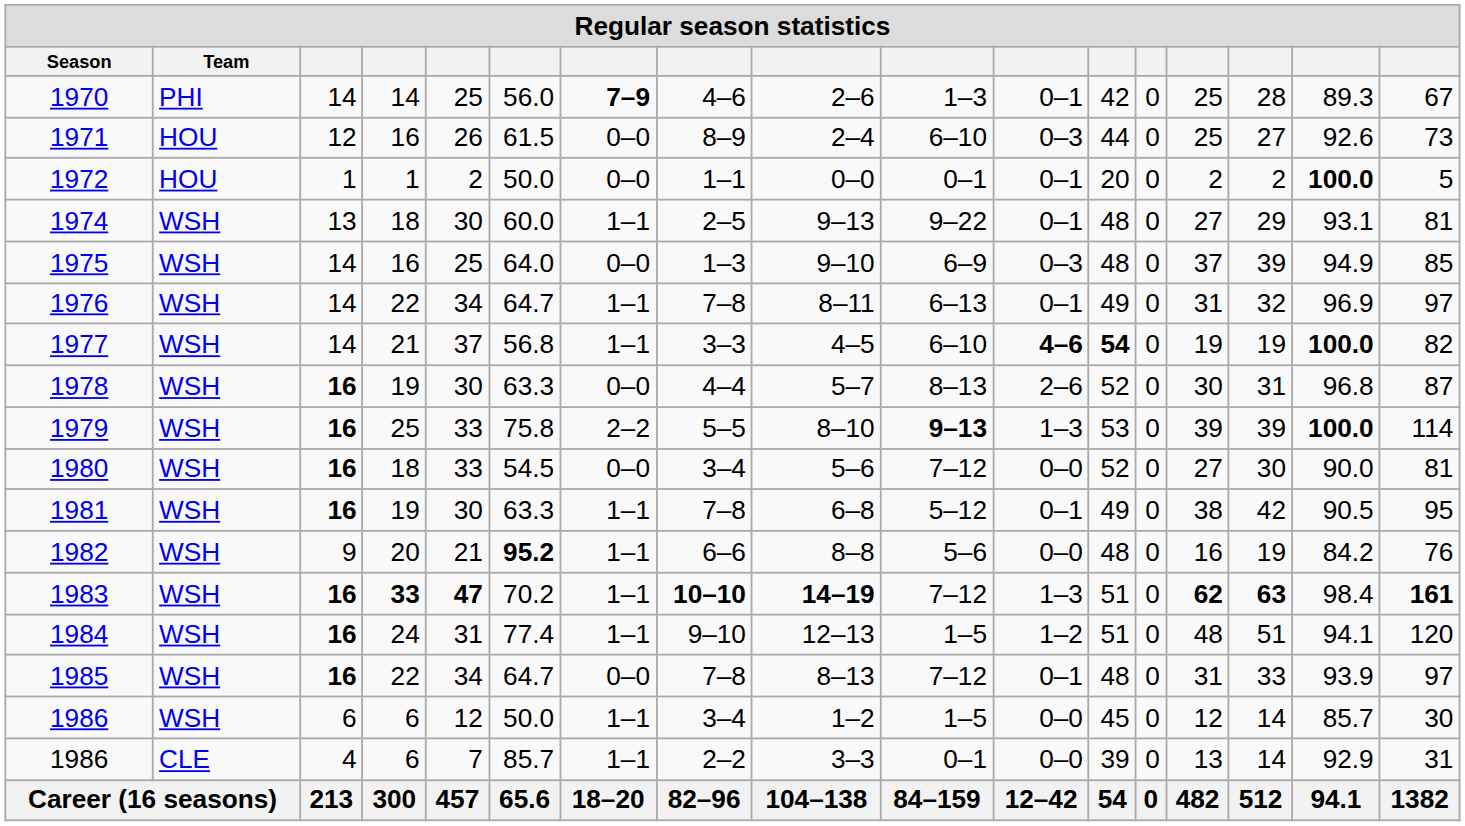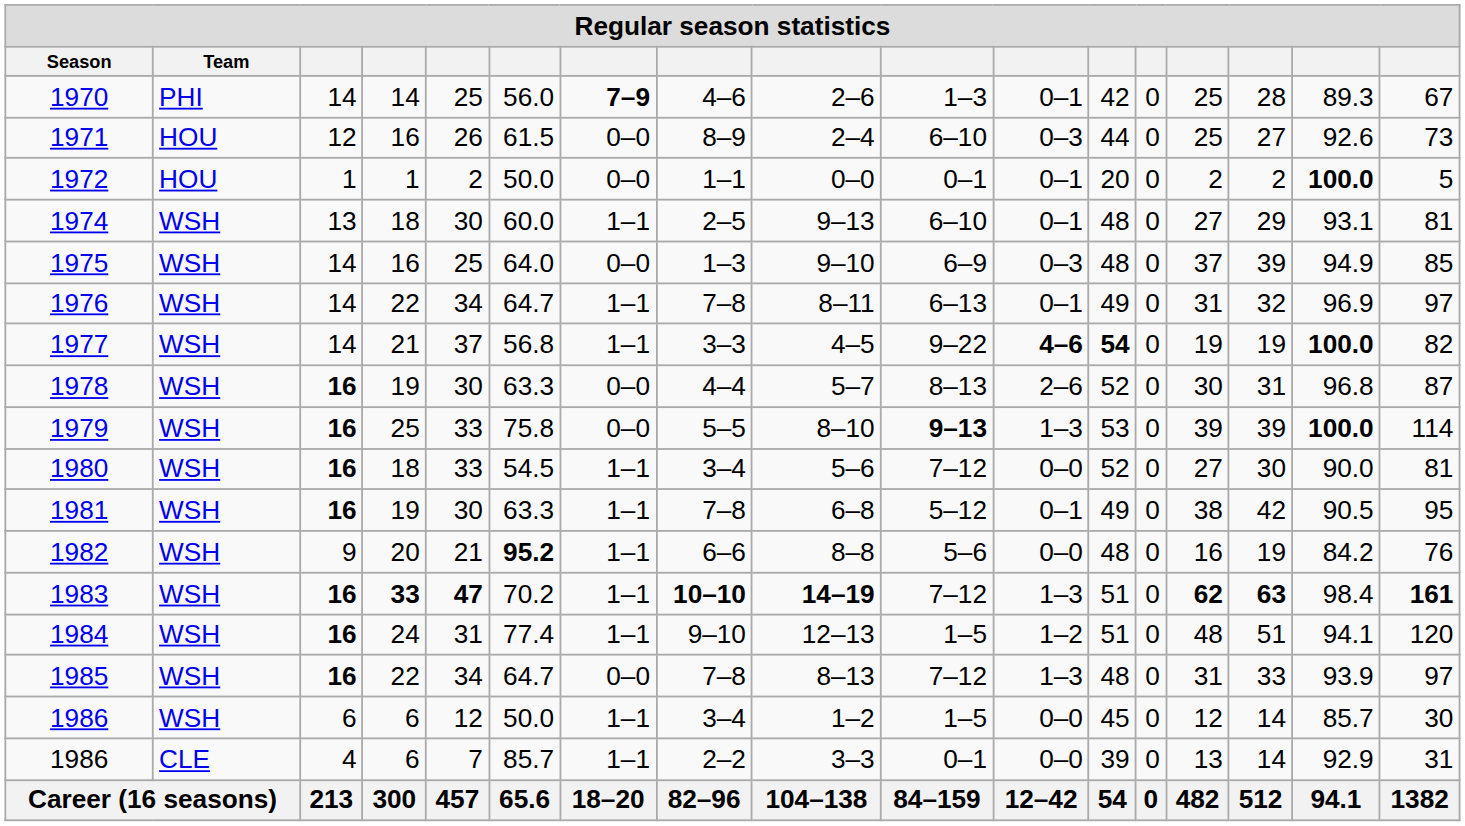(958, 220) 9–22 -> (958, 220) 6–10
(958, 345) 6–10 -> (958, 345) 9–22
(628, 427) 2–2 -> (628, 427) 0–0
(628, 469) 0–0 -> (628, 469) 1–1
(1061, 676) 0–1 -> (1061, 676) 1–3
